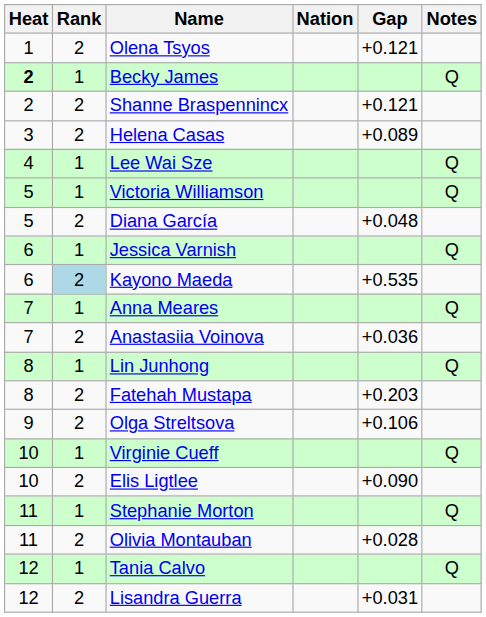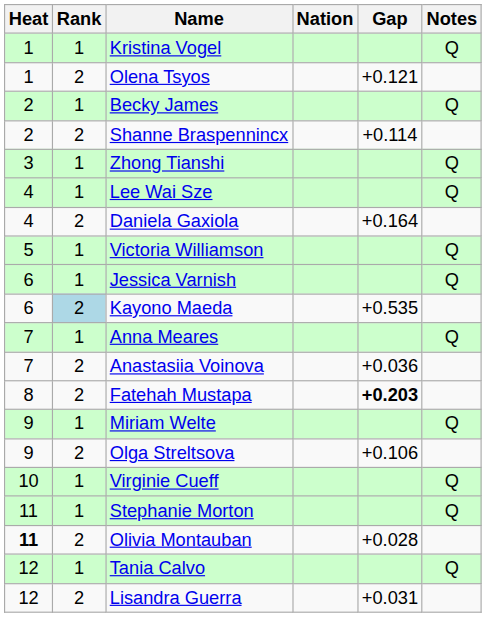+ row: (166, 47)
(29, 76) bold -> (29, 105) normal
(390, 105) +0.121 -> (390, 134) +0.114
+ row: (167, 163)
- row: (167, 134)
+ row: (174, 221)
- row: (163, 221)
- row: (159, 366)
(390, 395) normal -> (390, 395) bold
+ row: (163, 423)
- row: (154, 481)
(29, 539) normal -> (29, 539) bold
